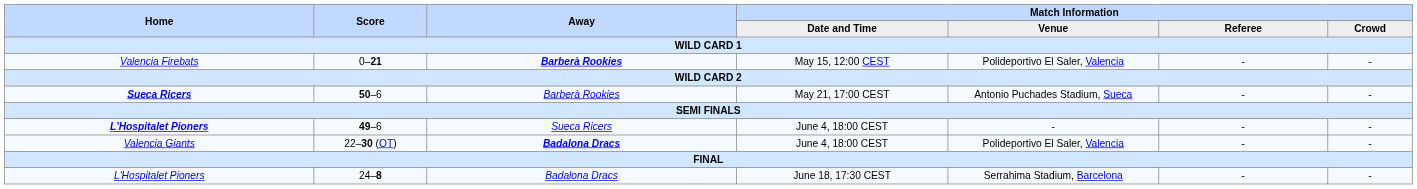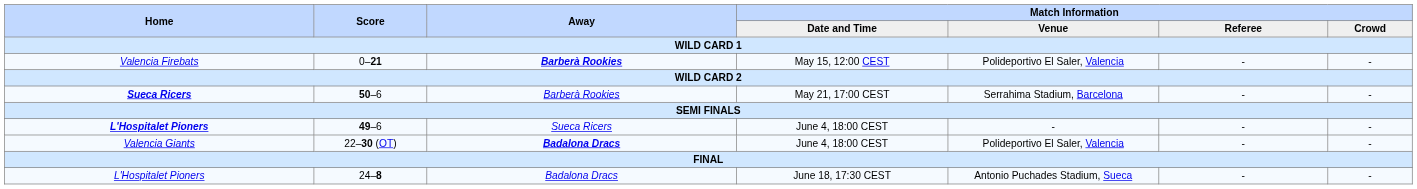(1053, 94) Antonio Puchades Stadium, Sueca -> (1053, 94) Serrahima Stadium, Barcelona
(1053, 176) Serrahima Stadium, Barcelona -> (1053, 176) Antonio Puchades Stadium, Sueca
